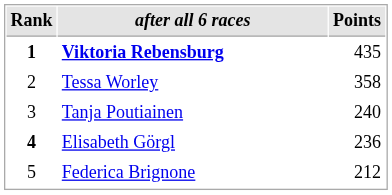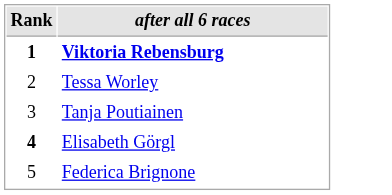- column: (357, 20)
